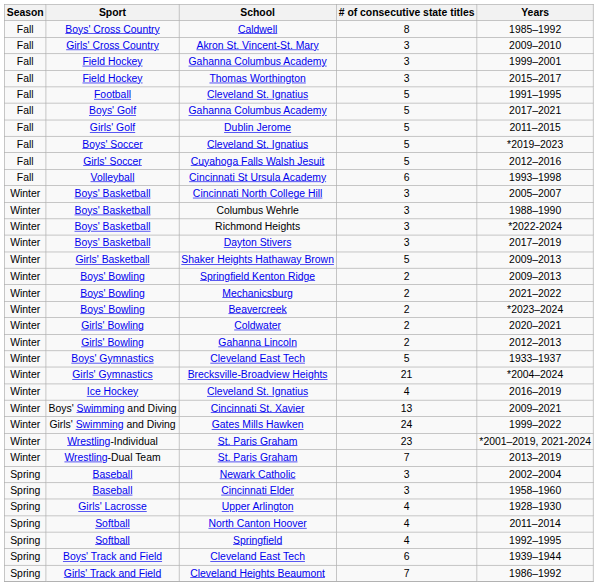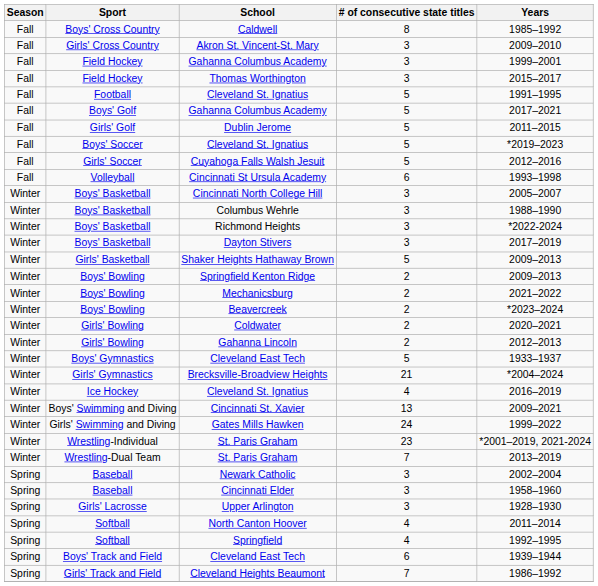(407, 507) 4 -> (407, 507) 3
